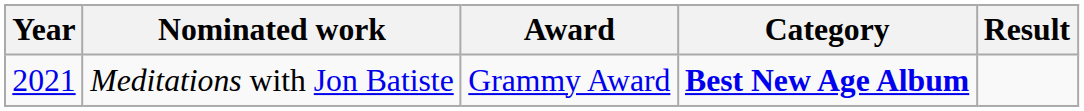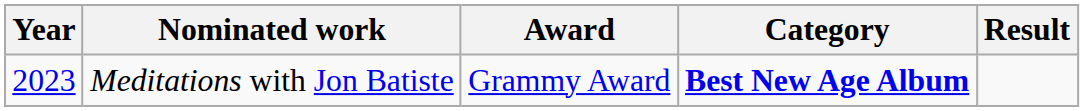(44, 79) 2021 -> (44, 79) 2023
